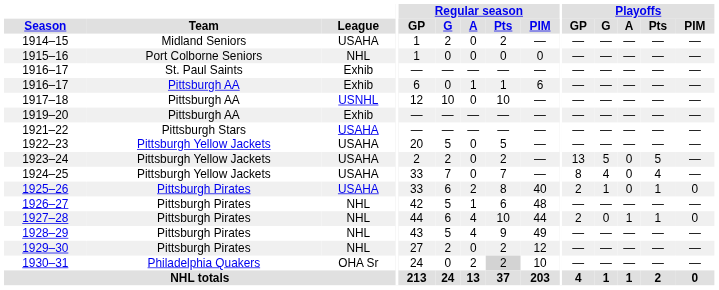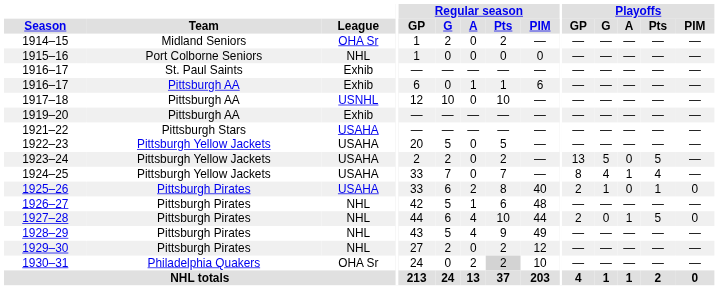(358, 41) USAHA -> (358, 41) OHA Sr
(629, 174) 0 -> (629, 174) 1
(658, 218) 1 -> (658, 218) 5
